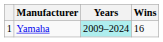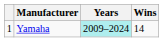(139, 28) 16 -> (139, 28) 14
